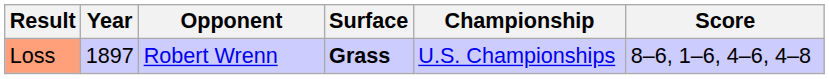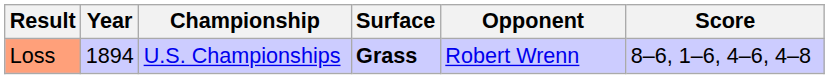columns swapped: (520, 21) <-> (231, 21)
(110, 55) 1897 -> (110, 55) 1894
